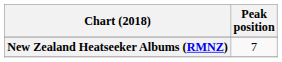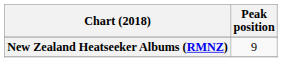(254, 47) 7 -> (254, 47) 9
